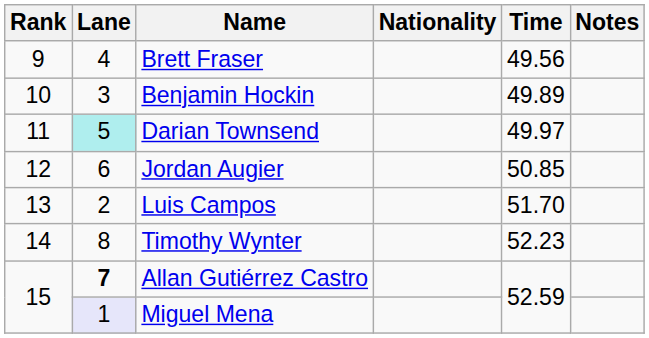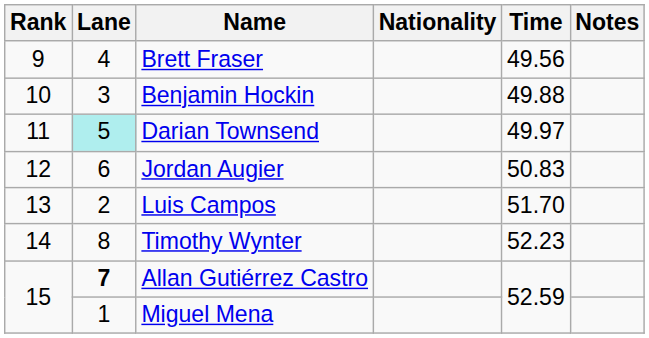(536, 95) 49.89 -> (536, 95) 49.88
(536, 168) 50.85 -> (536, 168) 50.83
(104, 315) lavender background -> (104, 315) no background
